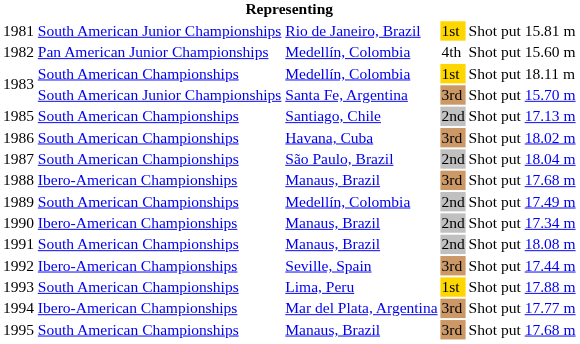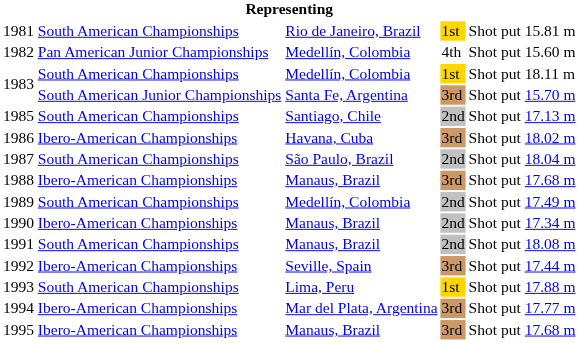(160, 30) South American Junior Championships -> (138, 30) South American Championships
(138, 137) South American Championships -> (138, 137) Ibero-American Championships
(138, 329) South American Championships -> (138, 329) Ibero-American Championships
